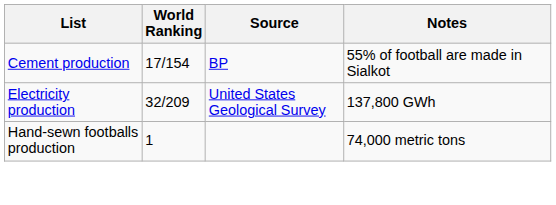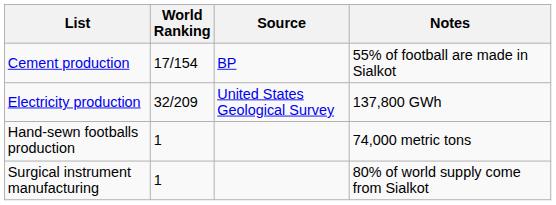+ row: (69, 180)
